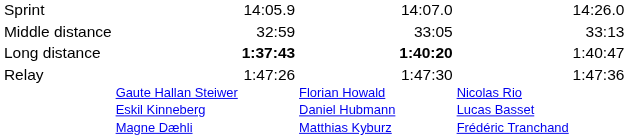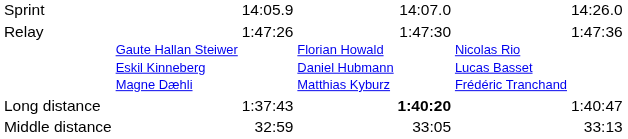rows swapped: (58, 31) <-> (24, 74)
(268, 53) bold -> (268, 105) normal
